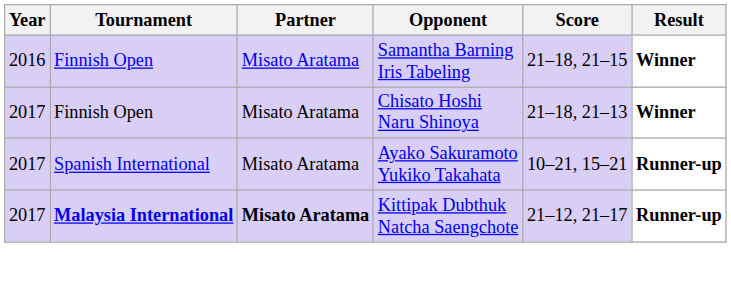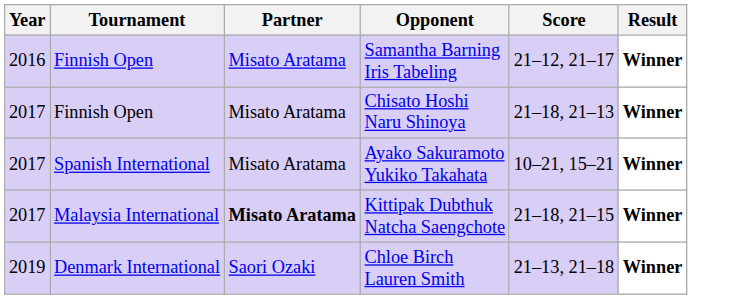(577, 60) 21–18, 21–15 -> (564, 60) 21–12, 21–17
(679, 164) Runner-up -> (653, 164) Winner
(144, 216) bold -> (137, 216) normal
(577, 216) 21–12, 21–17 -> (564, 216) 21–18, 21–15
(679, 216) Runner-up -> (653, 216) Winner
+ row: (415, 267)
